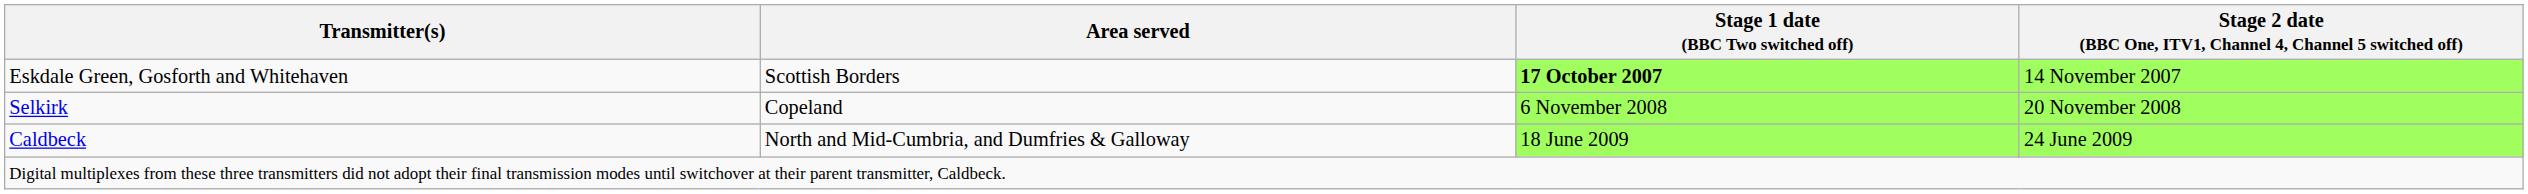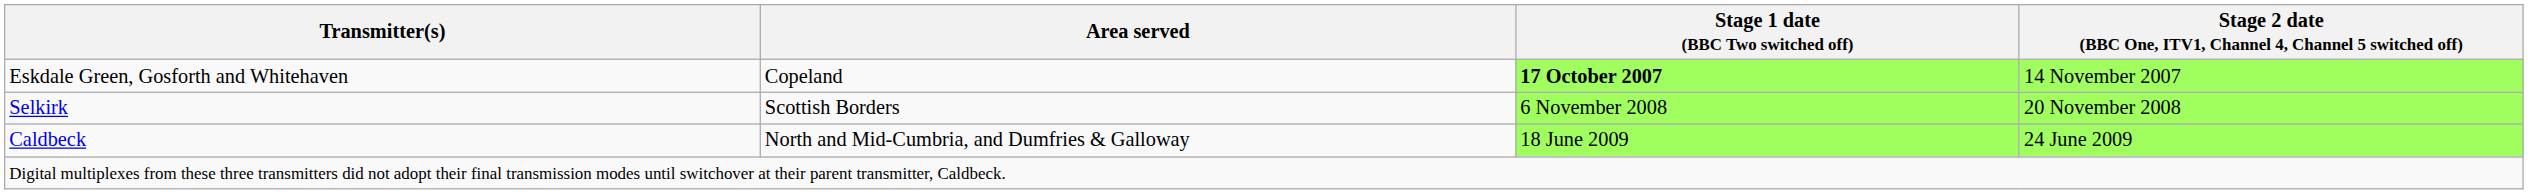(832, 75) Scottish Borders -> (804, 75) Copeland
(804, 107) Copeland -> (832, 107) Scottish Borders
